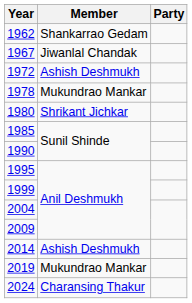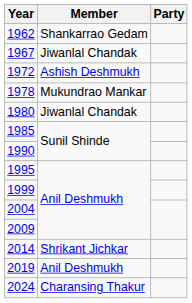(84, 111) Shrikant Jichkar -> (89, 111) Jiwanlal Chandak
(90, 248) Ashish Deshmukh -> (84, 248) Shrikant Jichkar
(93, 268) Mukundrao Mankar -> (82, 268) Anil Deshmukh
